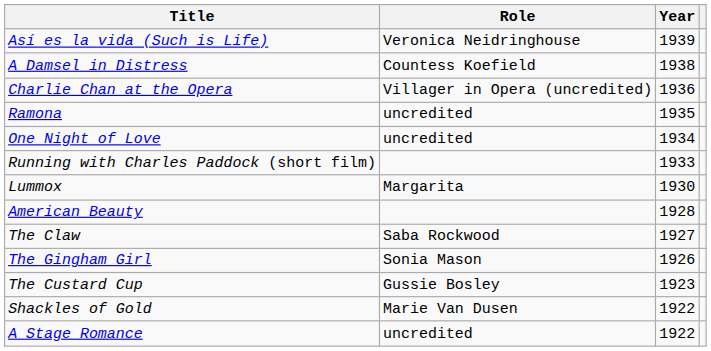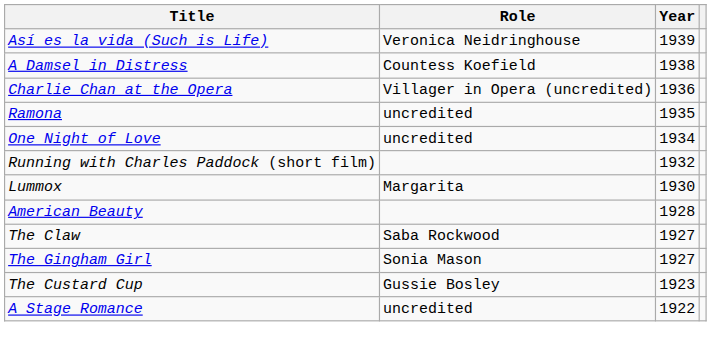(677, 163) 1933 -> (677, 163) 1932
(677, 260) 1926 -> (677, 260) 1927
- row: (80, 309)
